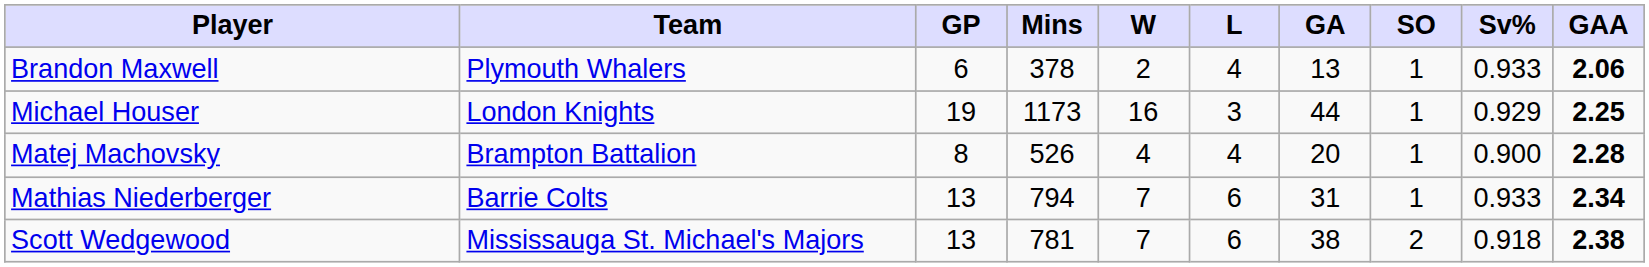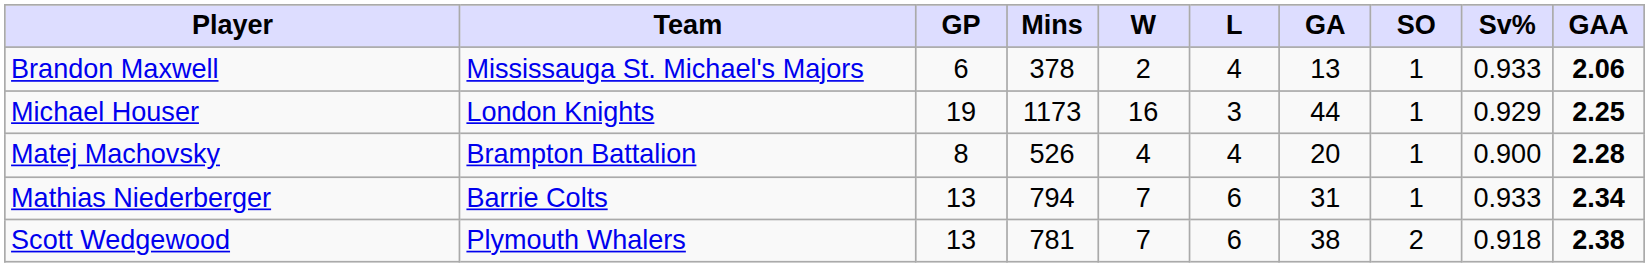(576, 68) Plymouth Whalers -> (665, 68) Mississauga St. Michael's Majors
(665, 240) Mississauga St. Michael's Majors -> (576, 240) Plymouth Whalers
